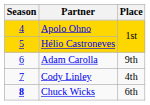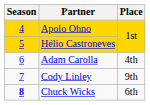(131, 60) 9th -> (131, 60) 4th
(131, 76) 4th -> (131, 76) 9th
